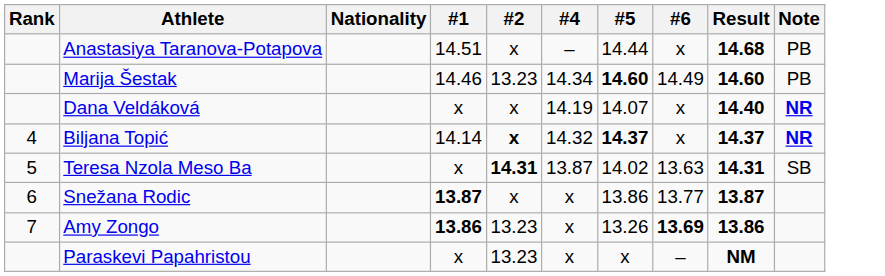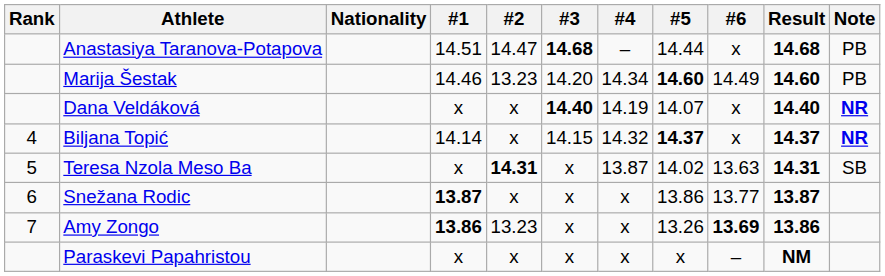+ column: (569, 19)
(514, 49) x -> (514, 49) 14.47
(514, 138) bold -> (514, 138) normal
(514, 256) 13.23 -> (514, 256) x
